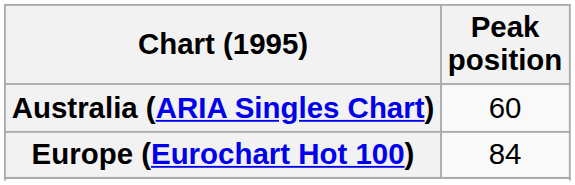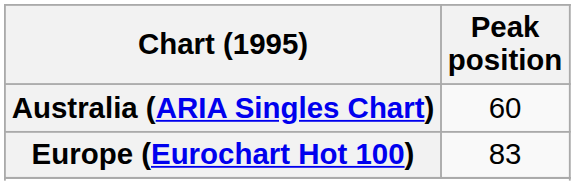(505, 154) 84 -> (505, 154) 83
